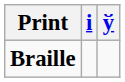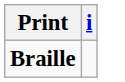- column: (109, 22)
